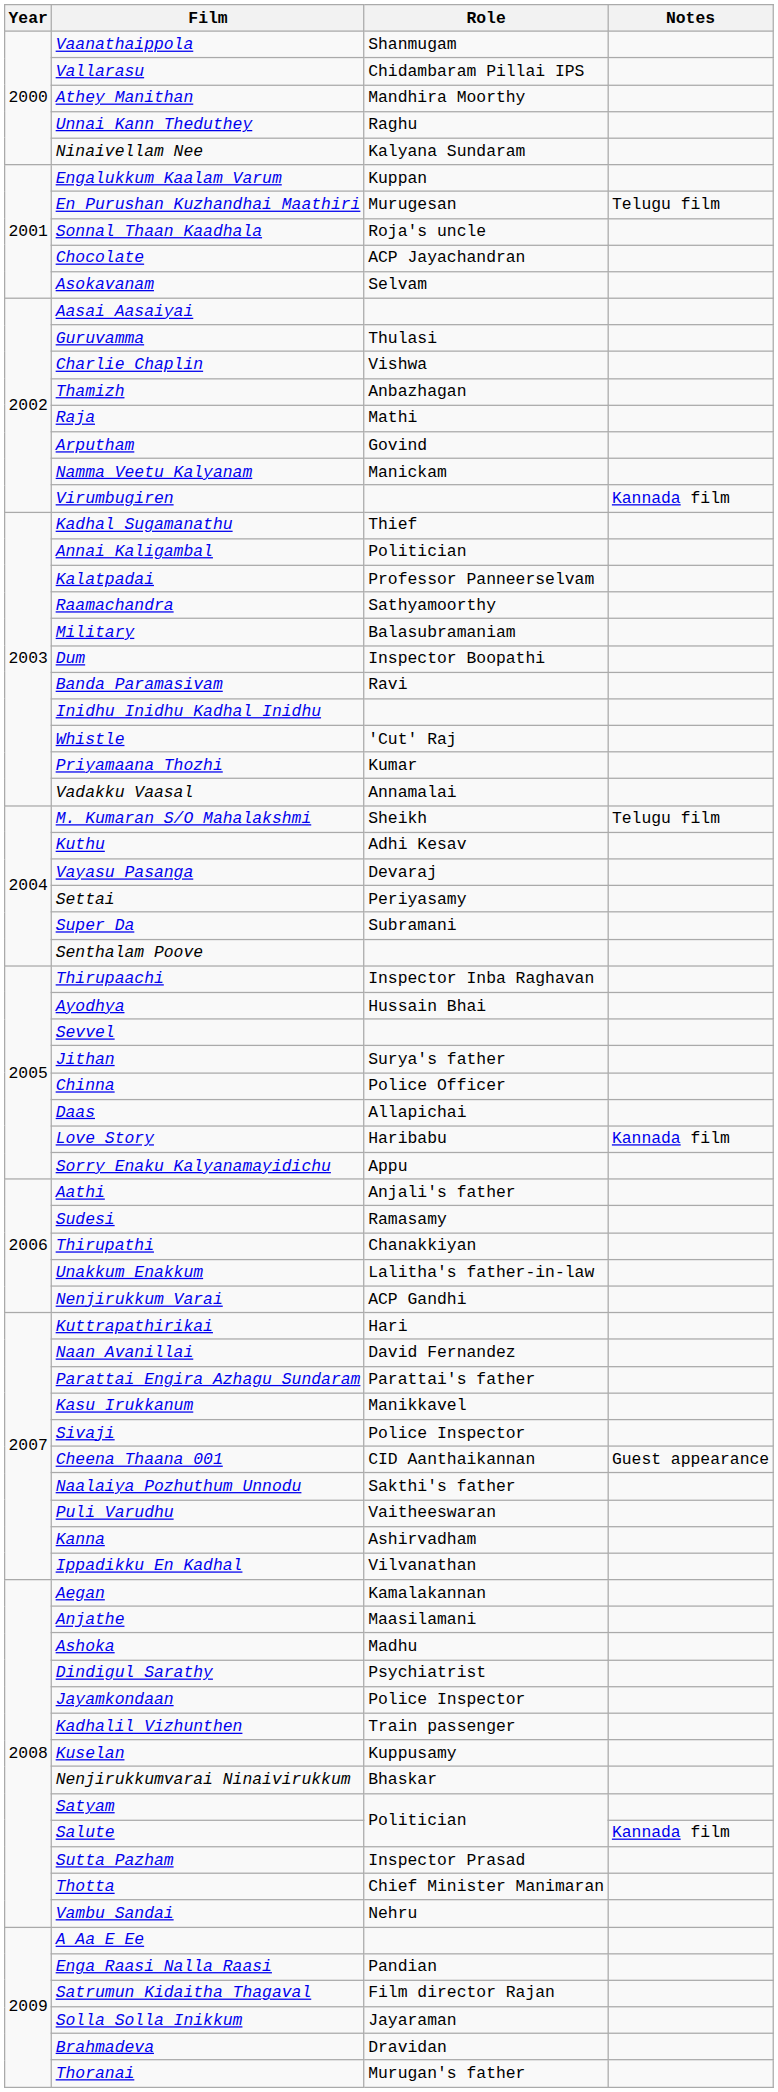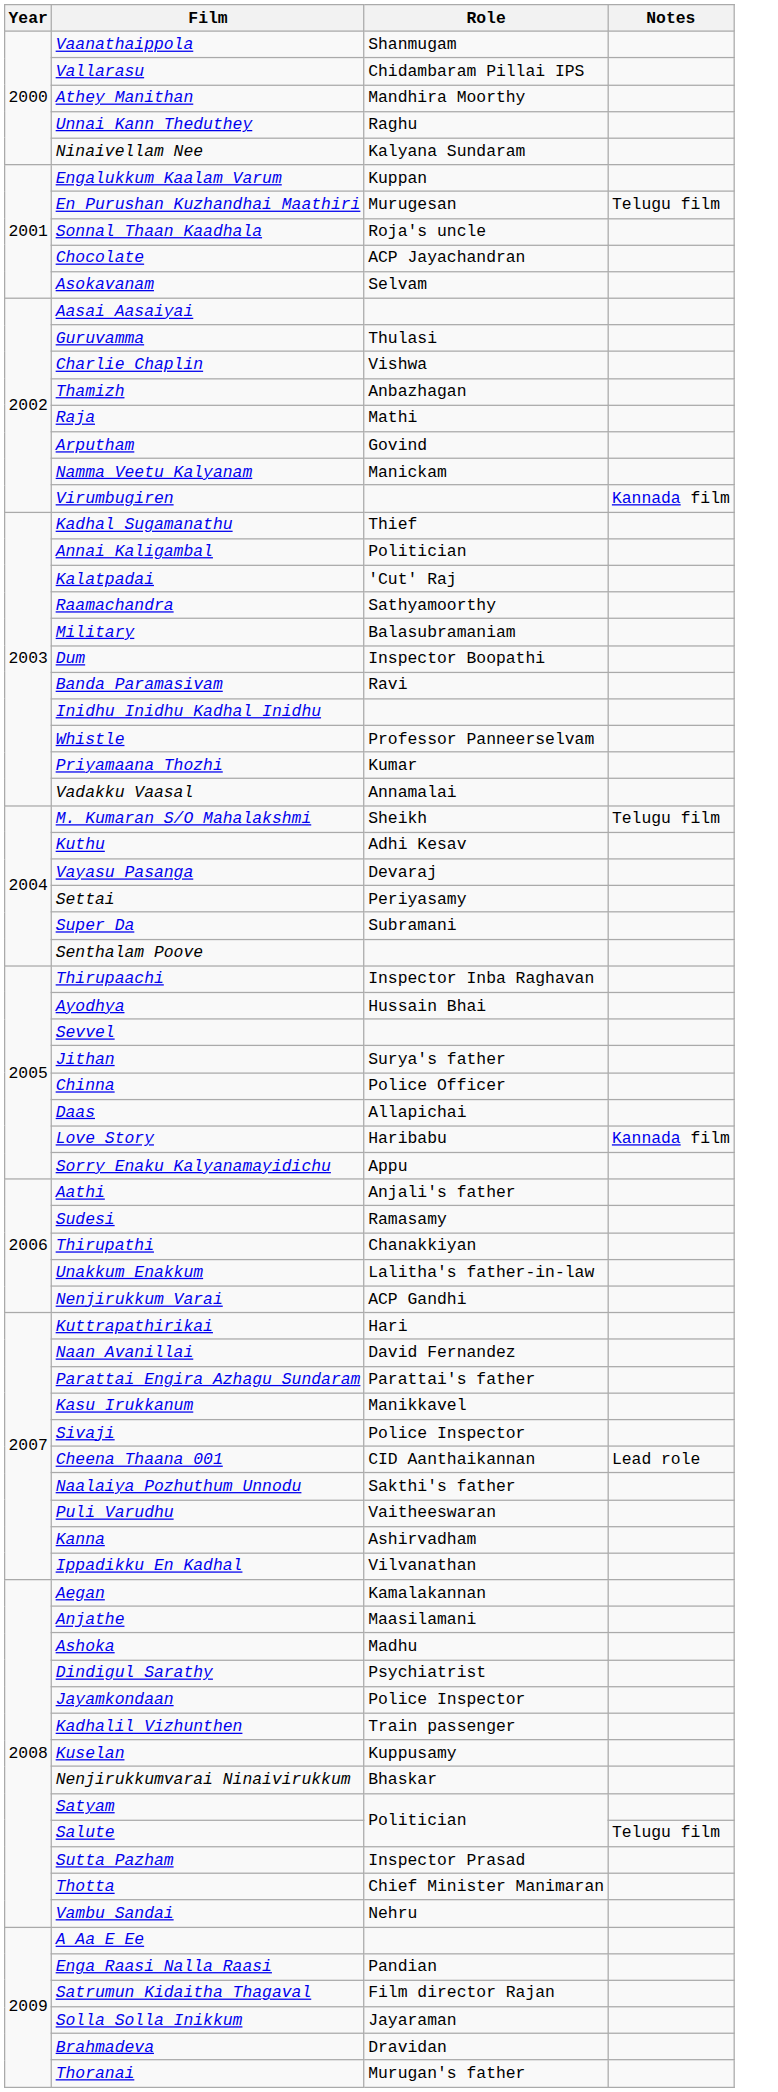(481, 579) Professor Panneerselvam -> (412, 579) 'Cut' Raj
(412, 739) 'Cut' Raj -> (481, 739) Professor Panneerselvam
(691, 1460) Guest appearance -> (656, 1460) Lead role
(671, 1833) Kannada film -> (666, 1833) Telugu film
